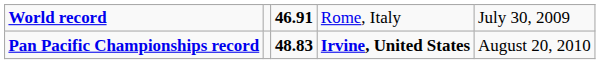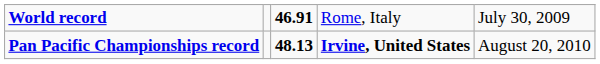(294, 44) 48.83 -> (294, 44) 48.13
